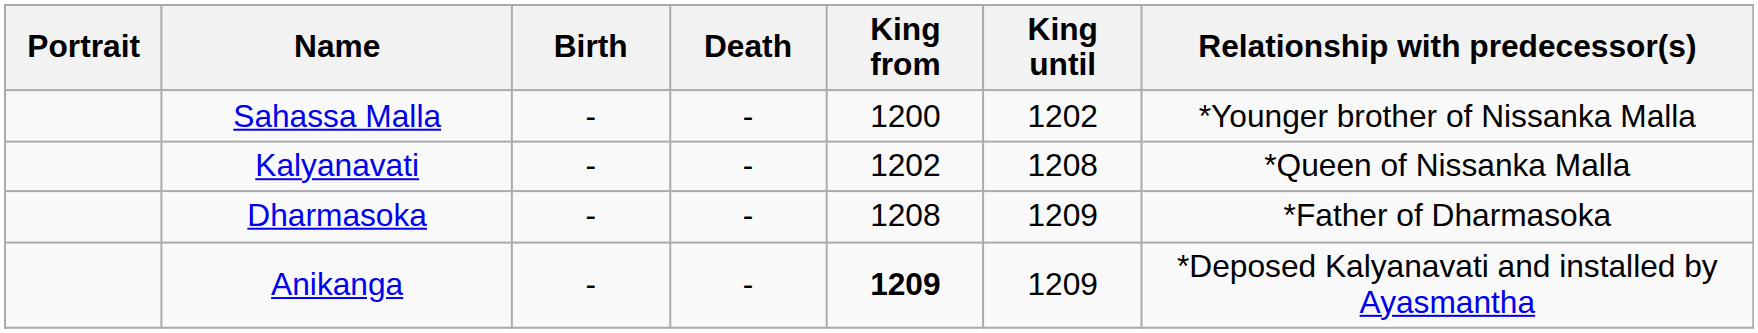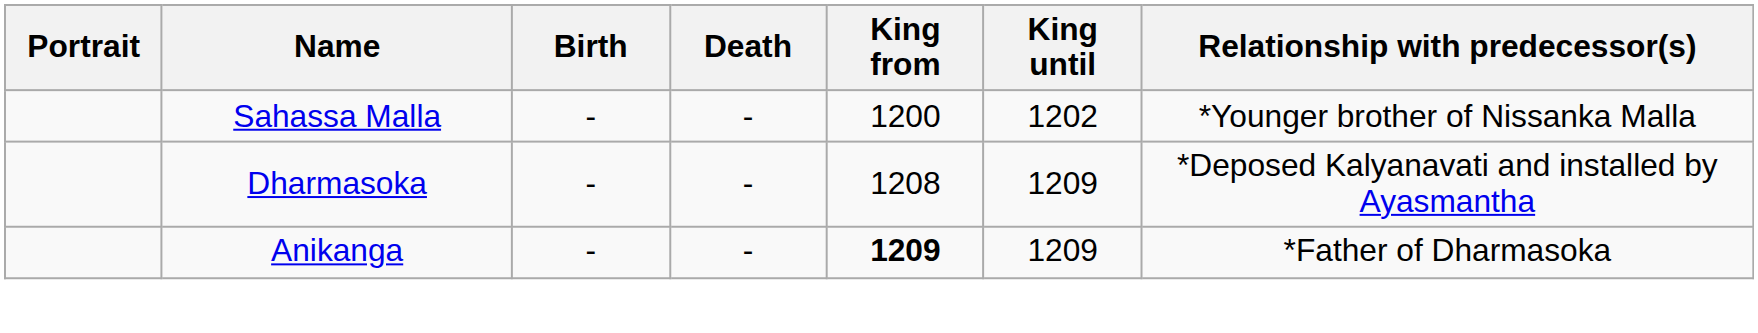- row: (337, 165)
(1447, 215) *Father of Dharmasoka -> (1447, 183) *Deposed Kalyanavati and installed by Ayasmantha
(1447, 284) *Deposed Kalyanavati and installed by Ayasmantha -> (1447, 251) *Father of Dharmasoka
